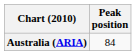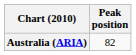(110, 42) 84 -> (110, 42) 82
